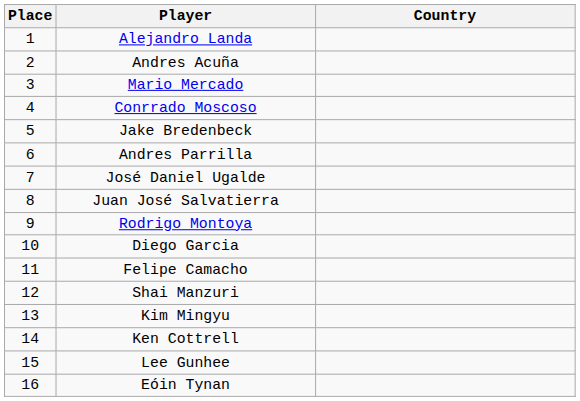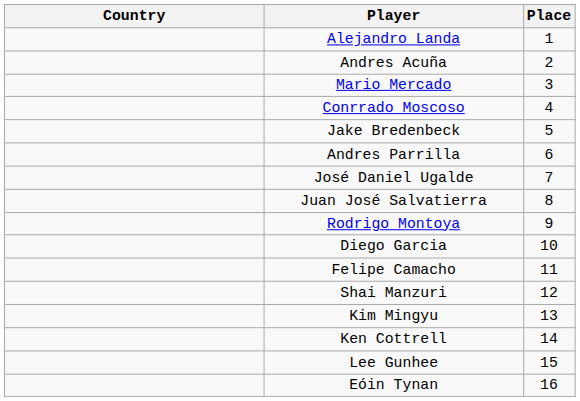columns swapped: (30, 16) <-> (445, 16)
